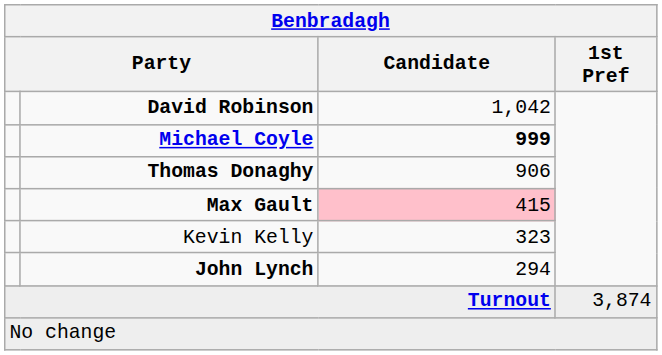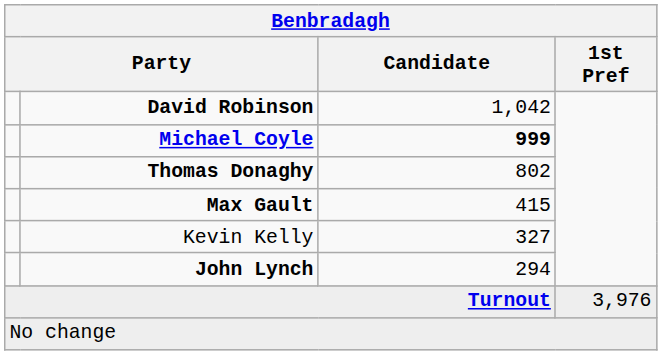(533, 172) 906 -> (533, 172) 802
(533, 205) pink background -> (533, 205) no background
(533, 237) 323 -> (533, 237) 327
(622, 301) 3,874 -> (622, 301) 3,976
